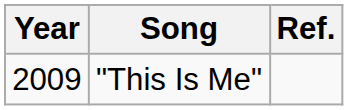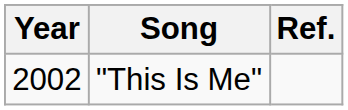(47, 78) 2009 -> (47, 78) 2002
